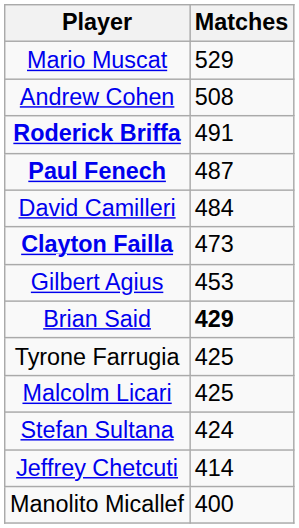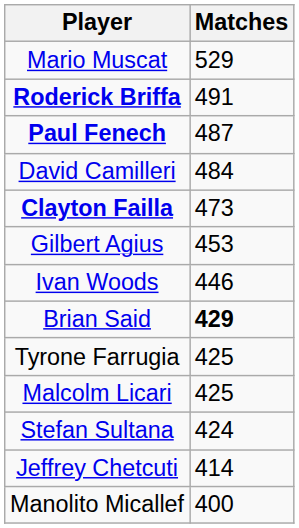- row: (97, 97)
+ row: (97, 282)
